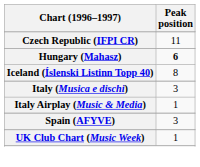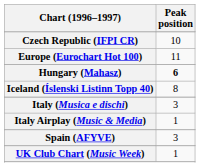(176, 40) 11 -> (176, 40) 10
+ row: (80, 56)
